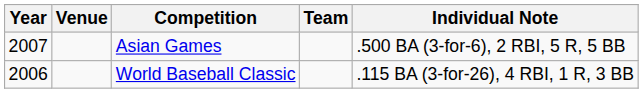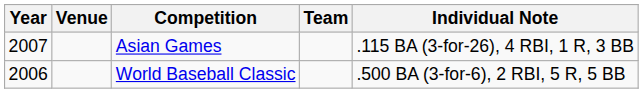(491, 46) .500 BA (3-for-6), 2 RBI, 5 R, 5 BB -> (495, 46) .115 BA (3-for-26), 4 RBI, 1 R, 3 BB
(495, 74) .115 BA (3-for-26), 4 RBI, 1 R, 3 BB -> (491, 74) .500 BA (3-for-6), 2 RBI, 5 R, 5 BB
